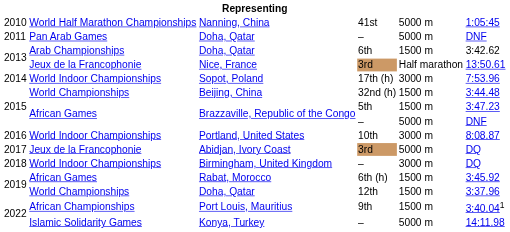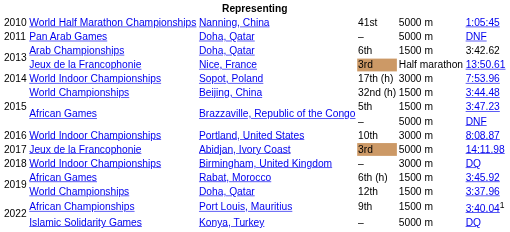(473, 149) DQ -> (485, 149) 14:11.98
(485, 222) 14:11.98 -> (473, 222) DQ
